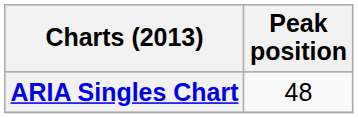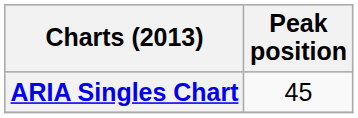(298, 91) 48 -> (298, 91) 45
